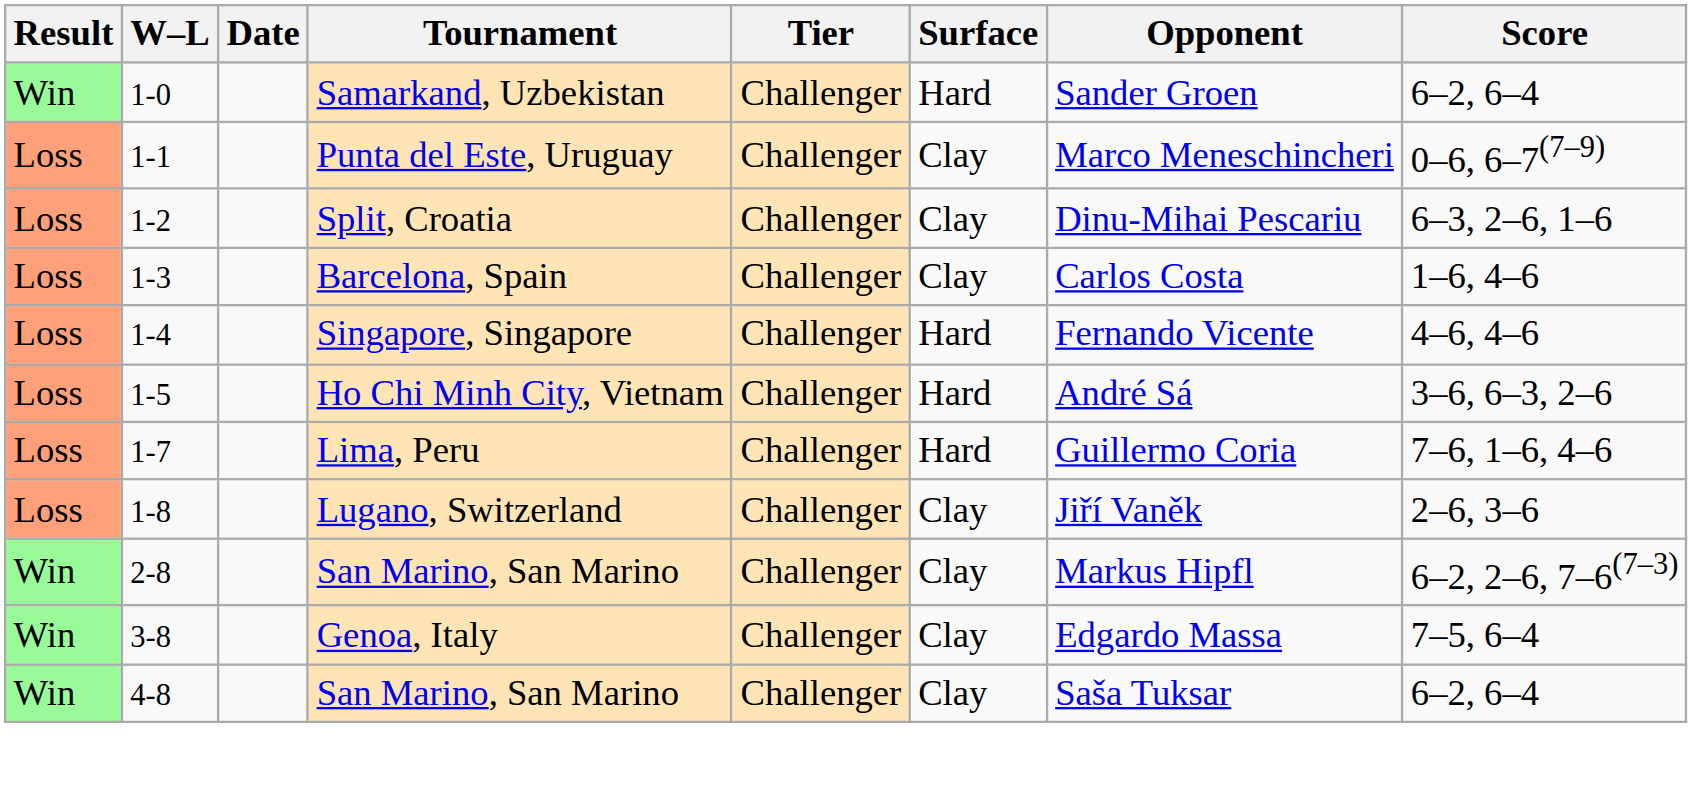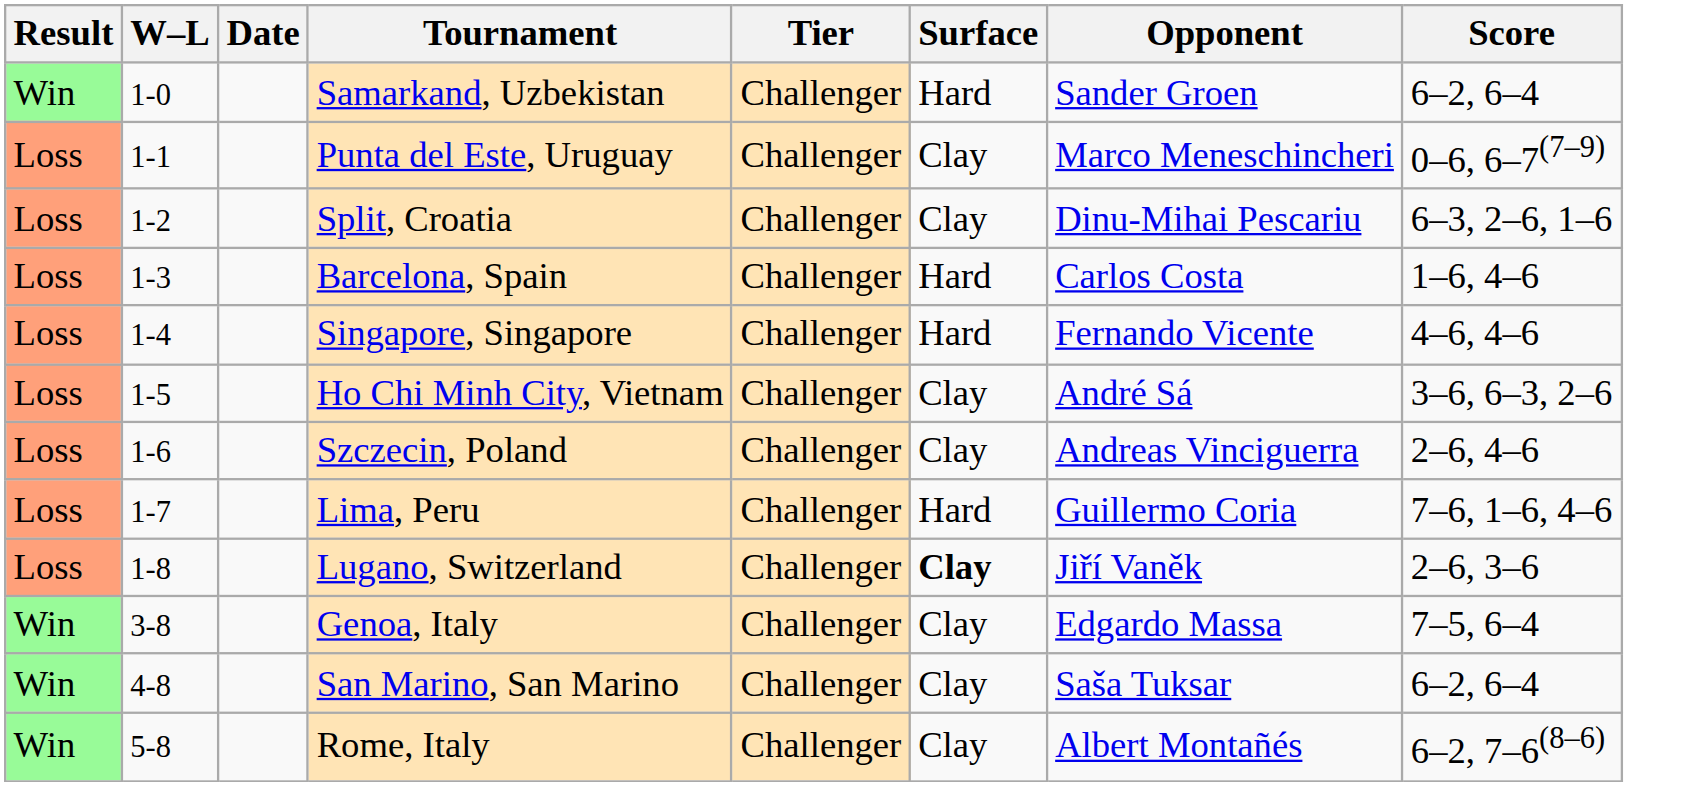(953, 275) Clay -> (955, 275) Hard
(955, 392) Hard -> (953, 392) Clay
+ row: (151, 452)
(953, 508) normal -> (955, 566) bold
- row: (151, 573)
+ row: (151, 747)
